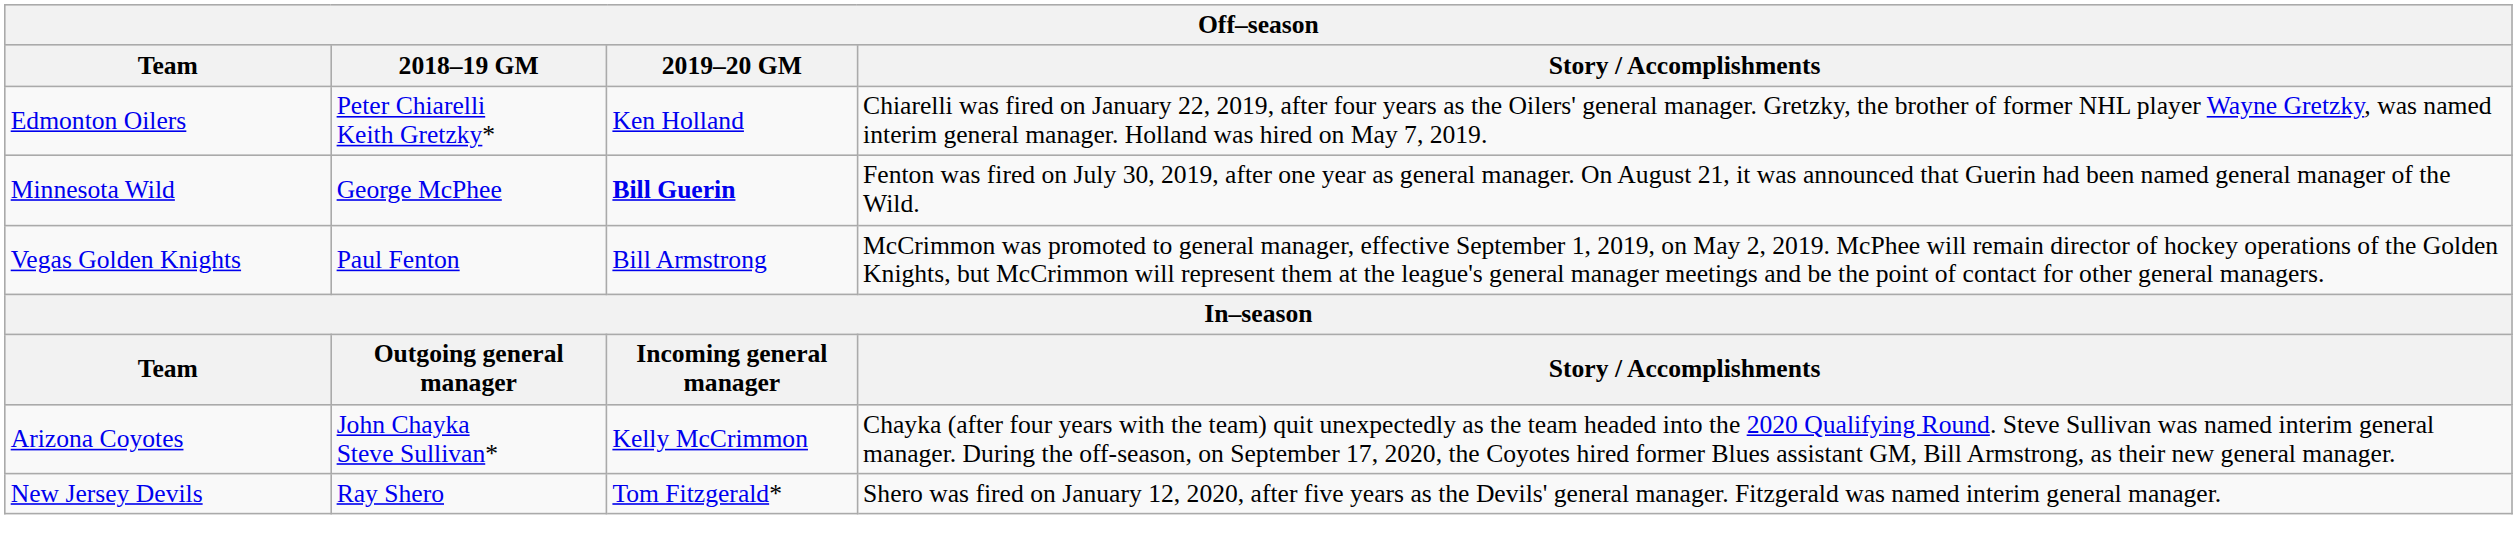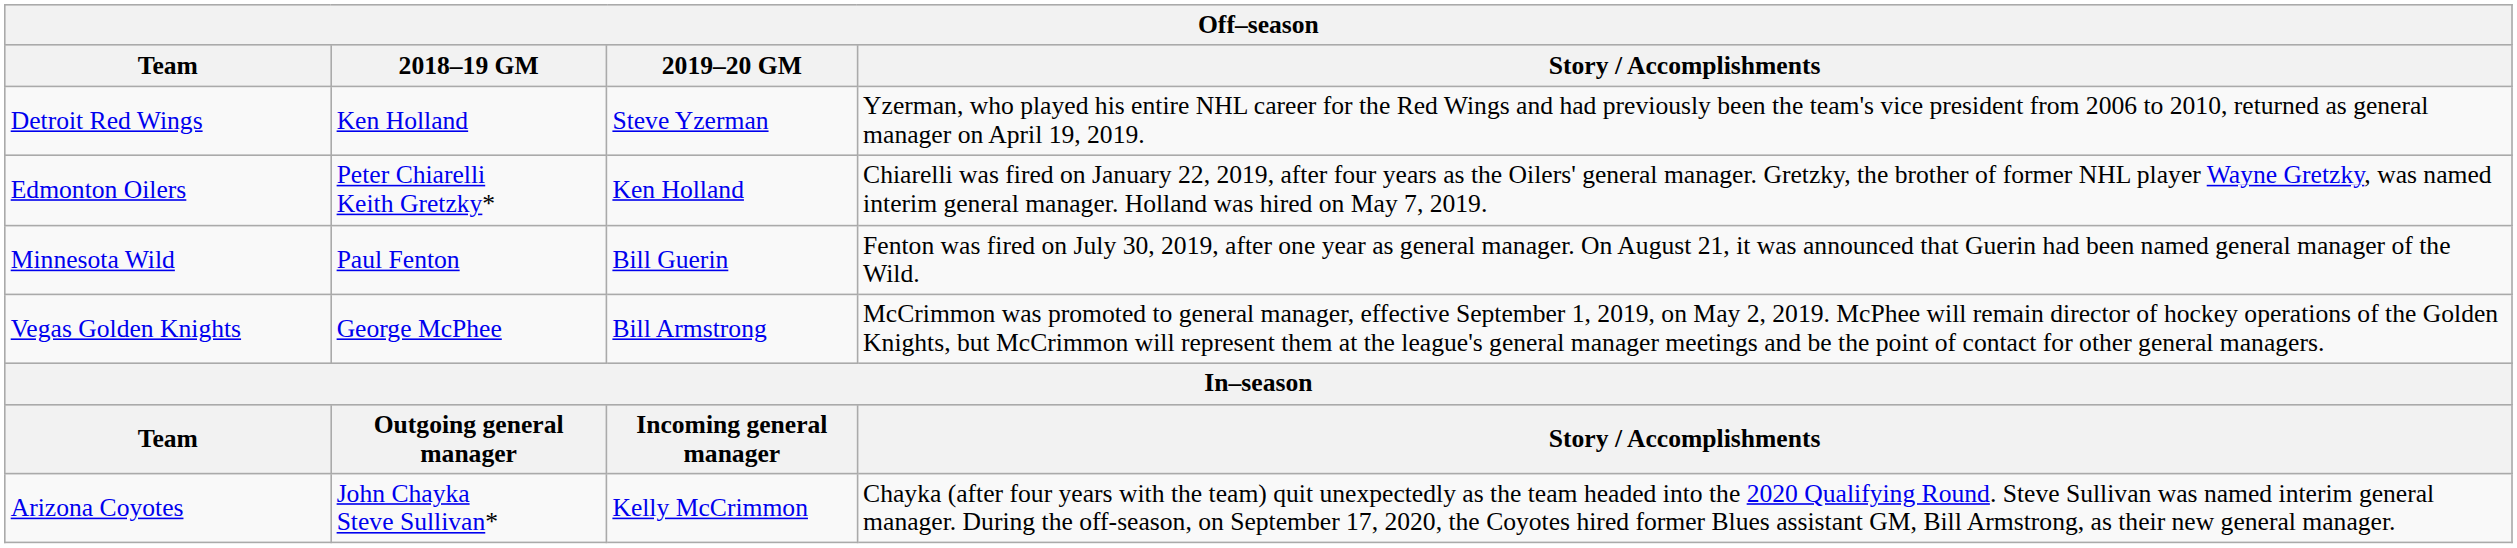+ row: (107, 120)
(419, 189) George McPhee -> (398, 259) Paul Fenton
(674, 189) bold -> (670, 259) normal
(398, 259) Paul Fenton -> (419, 328) George McPhee
- row: (107, 493)
